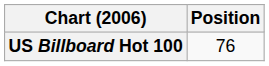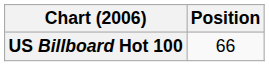(226, 46) 76 -> (226, 46) 66
